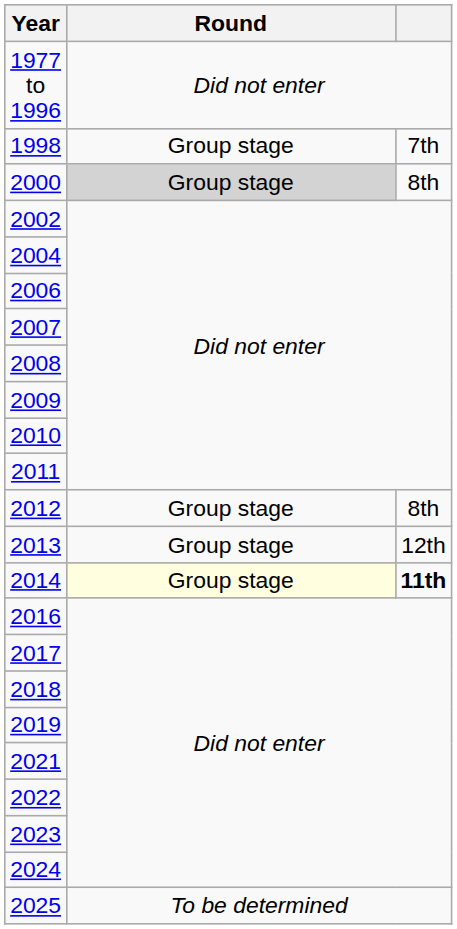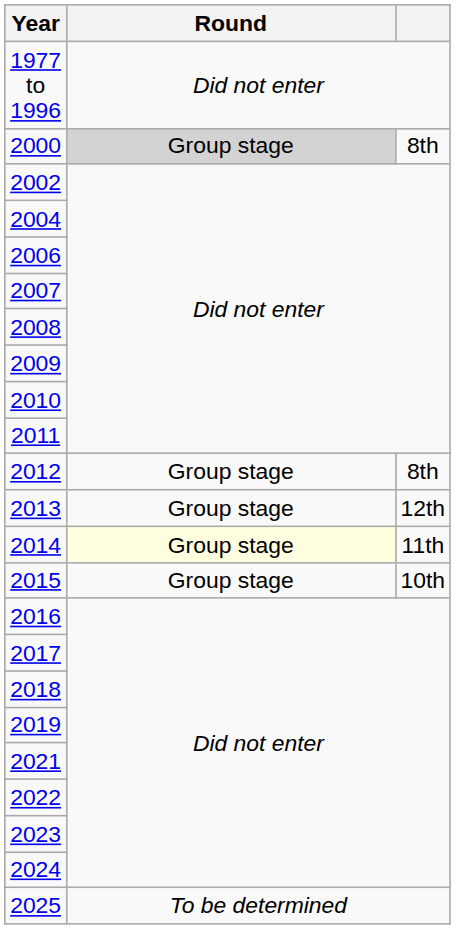- row: (36, 146)
(423, 581) bold -> (423, 544) normal
+ row: (36, 581)
